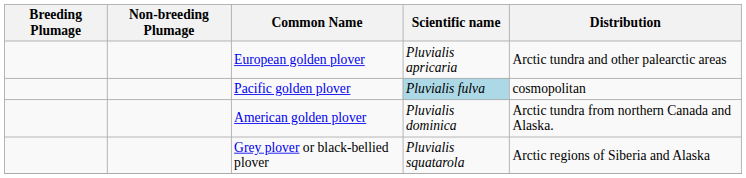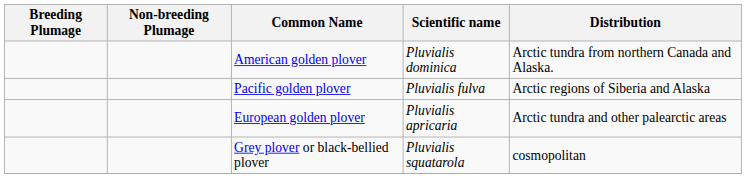rows swapped: (299, 59) <-> (300, 118)
(445, 89) lightblue background -> (445, 89) no background
(549, 89) cosmopolitan -> (611, 89) Arctic regions of Siberia and Alaska
(611, 155) Arctic regions of Siberia and Alaska -> (549, 155) cosmopolitan
